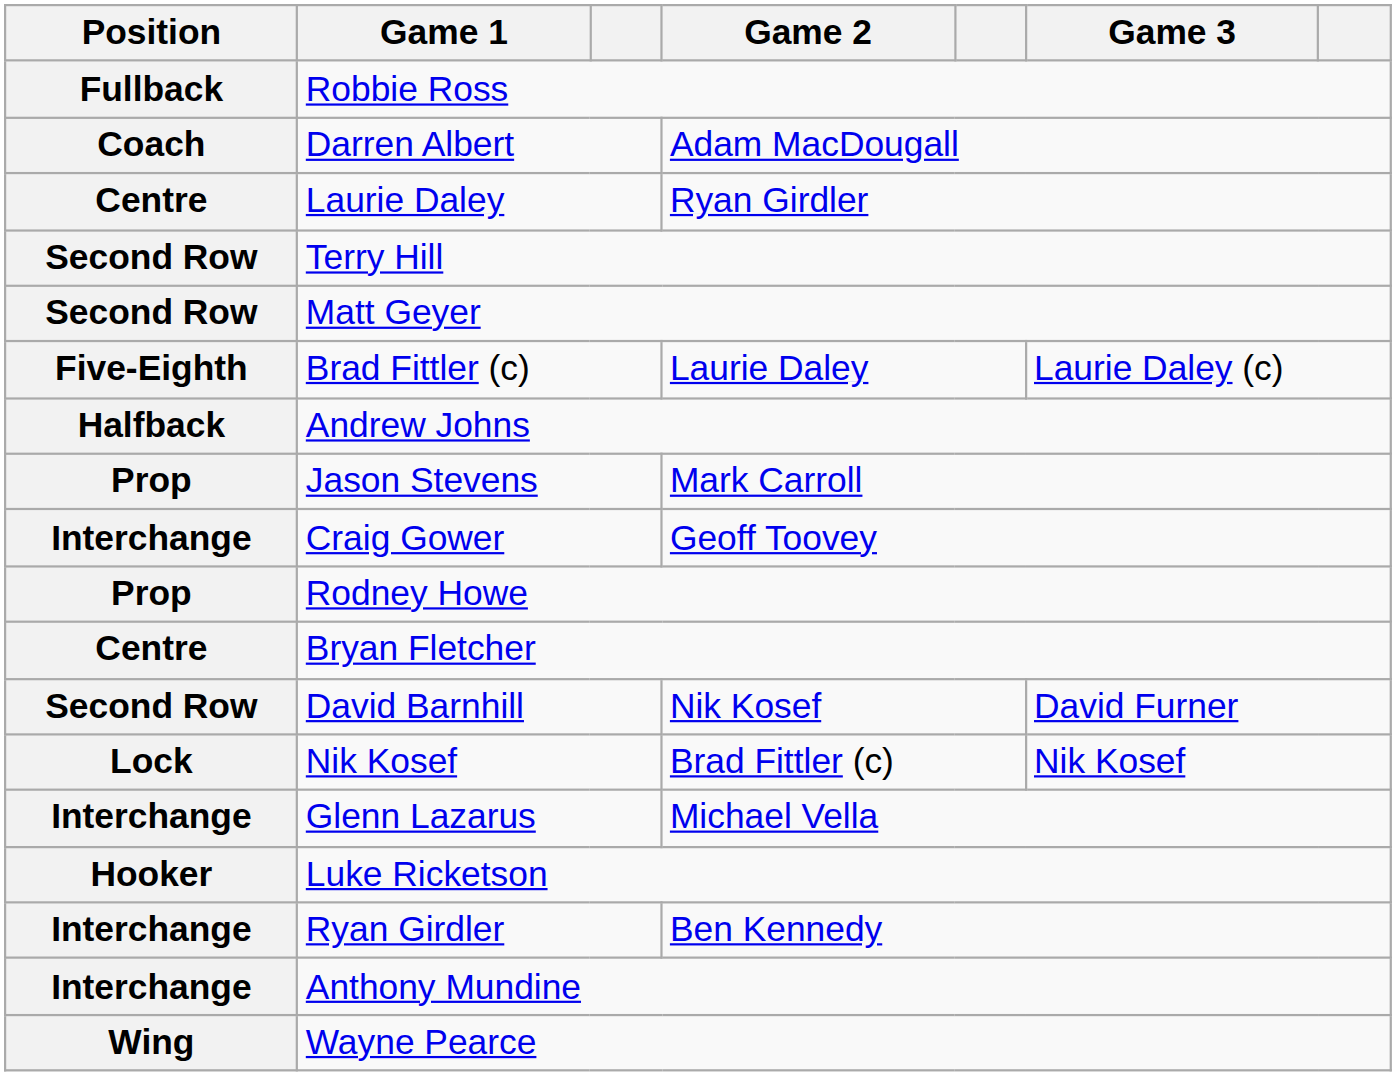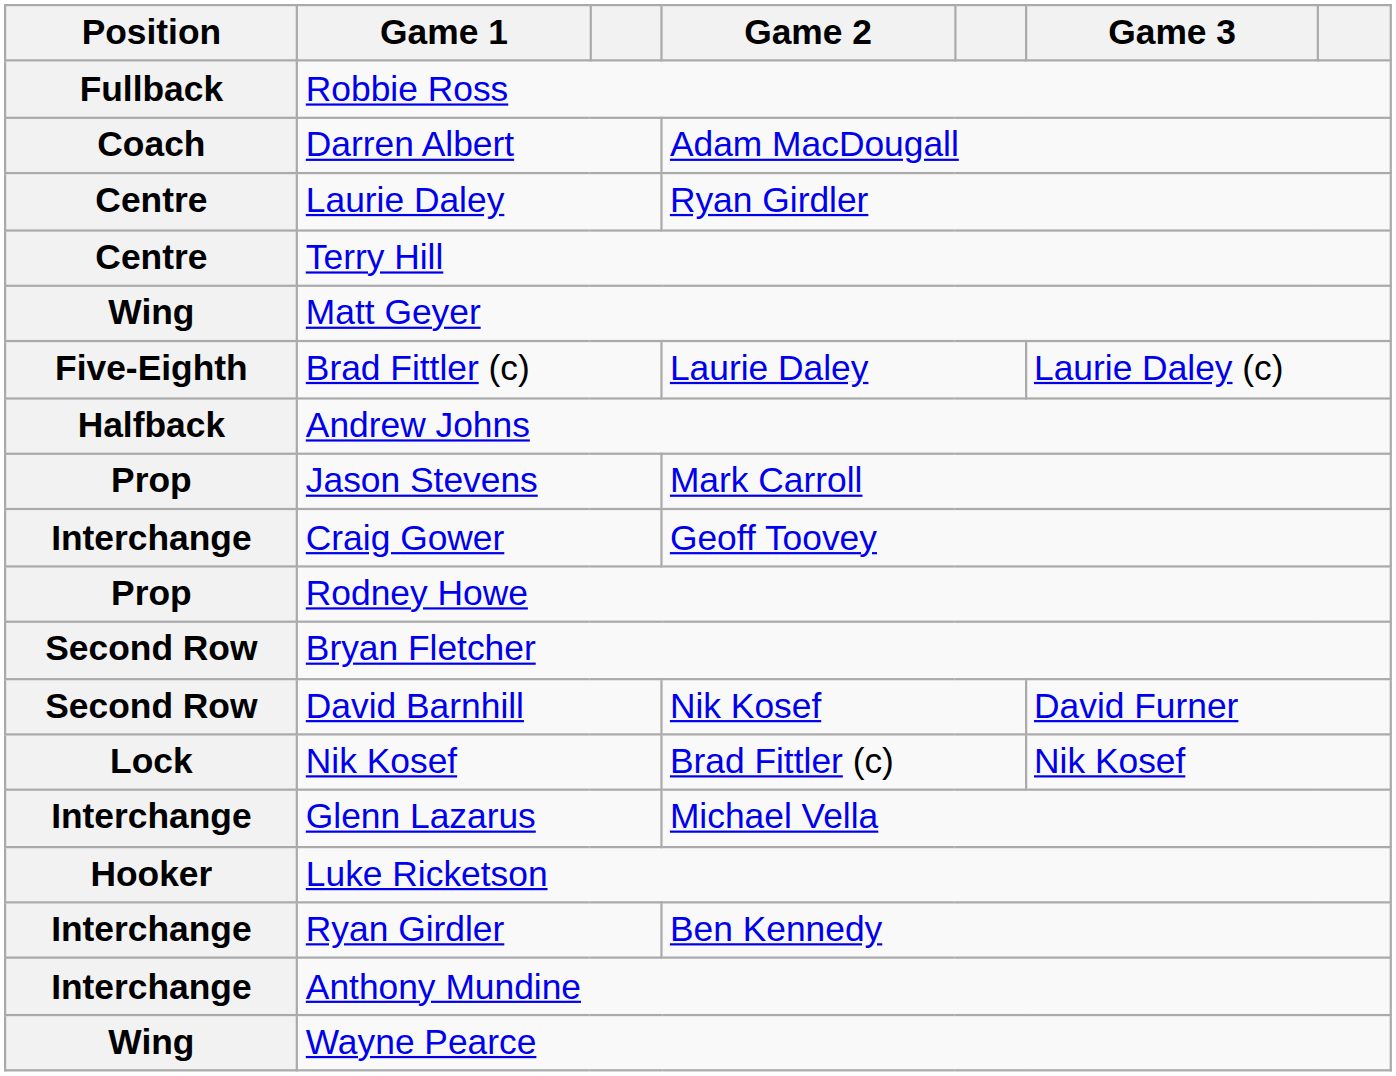(151, 256) Second Row -> (151, 256) Centre
(151, 312) Second Row -> (151, 312) Wing
(151, 649) Centre -> (151, 649) Second Row
